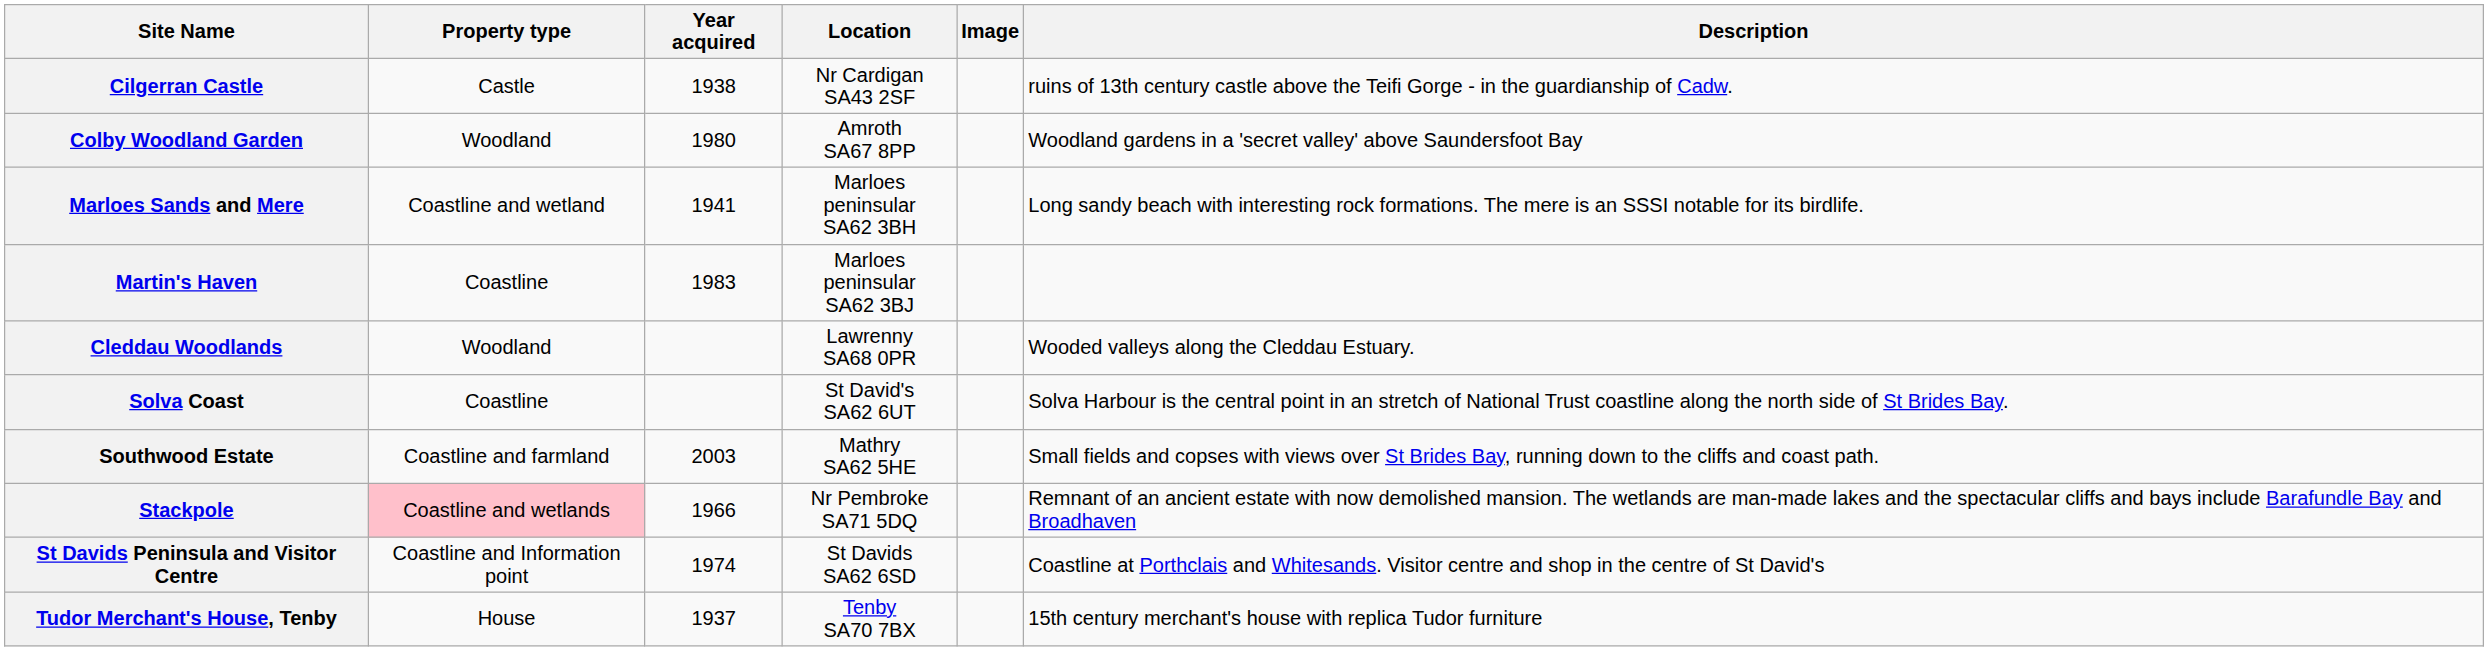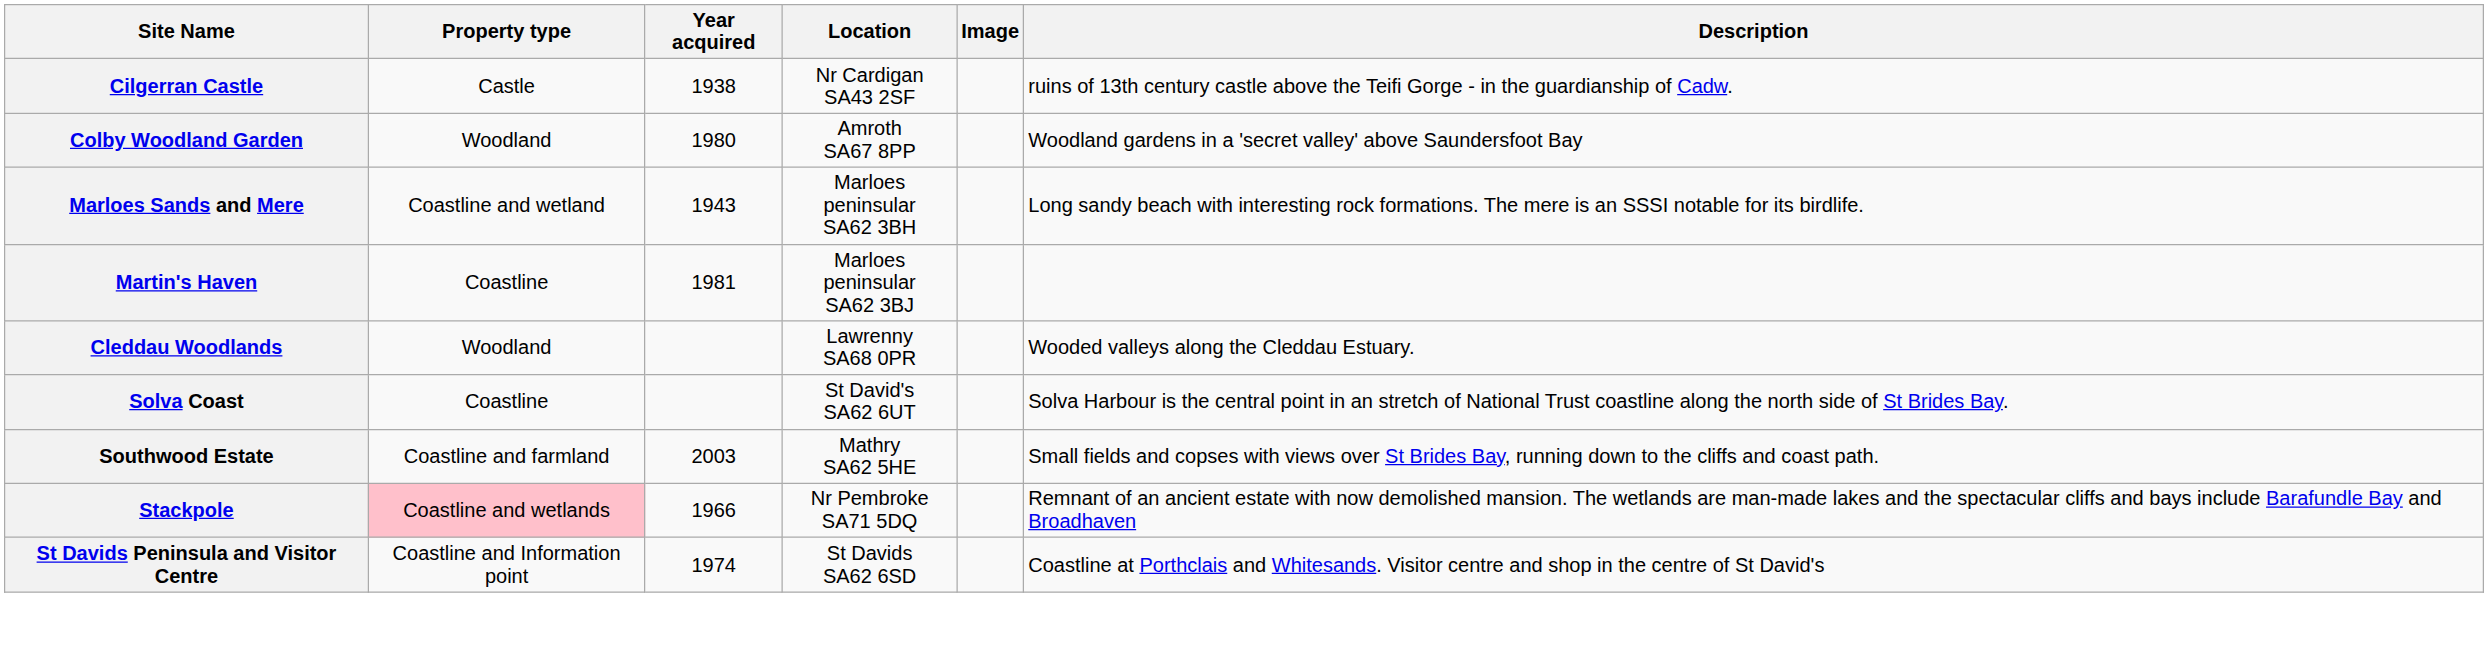(714, 205) 1941 -> (714, 205) 1943
(714, 282) 1983 -> (714, 282) 1981
- row: (186, 618)
